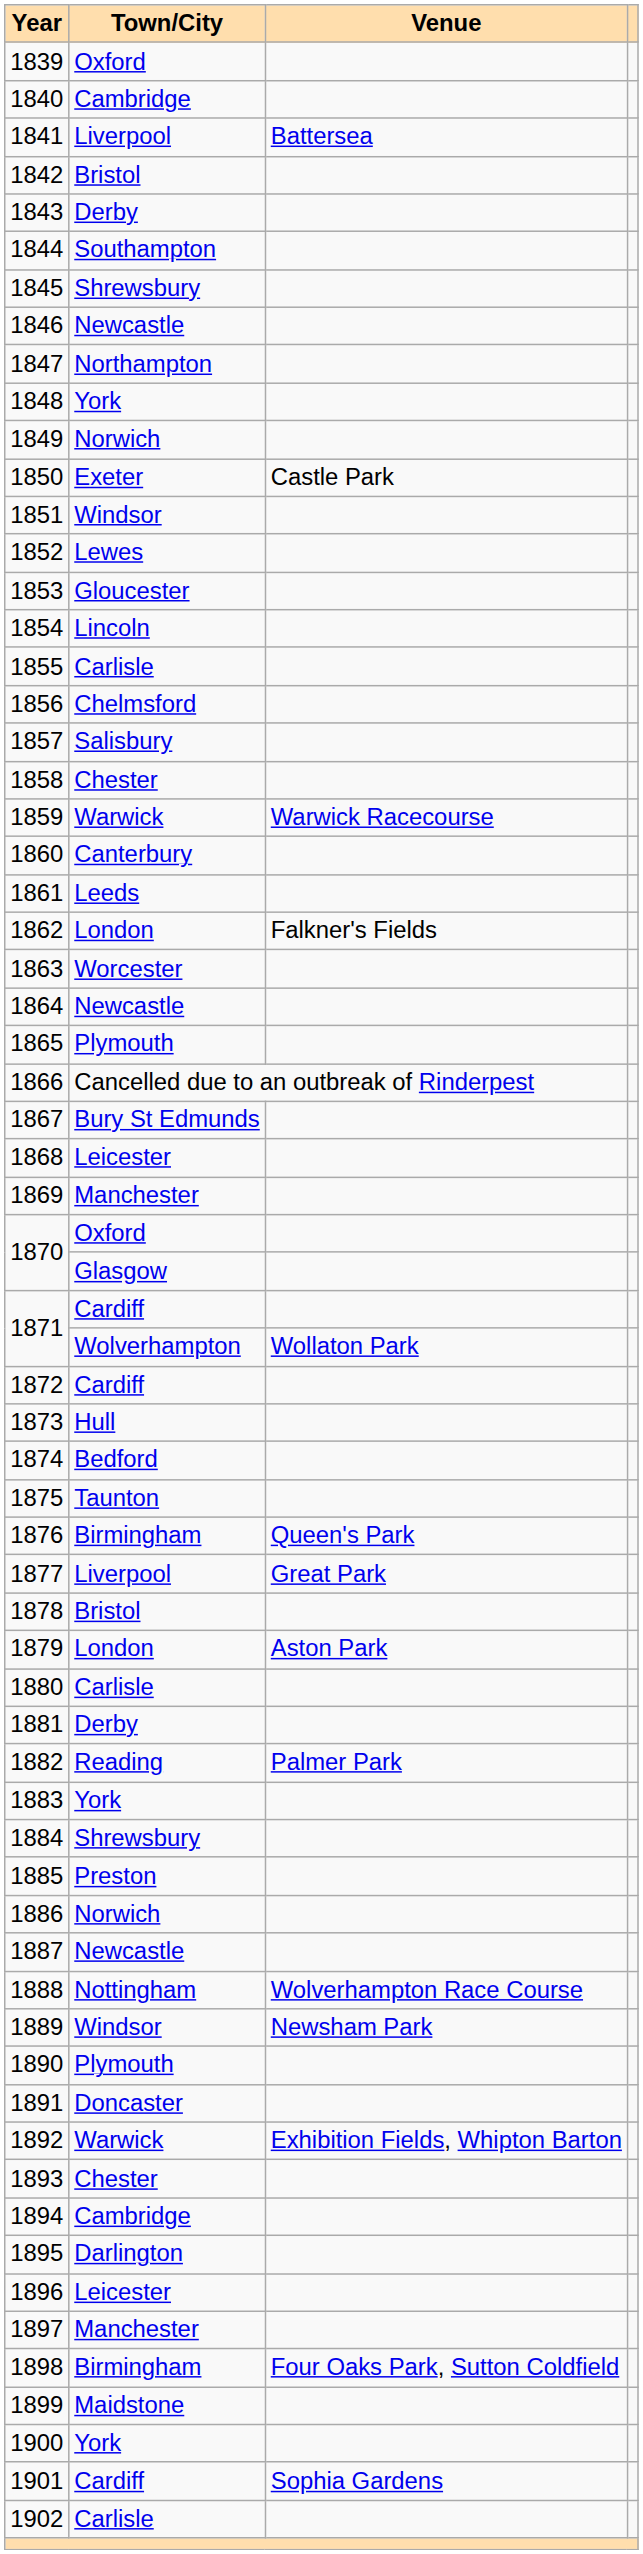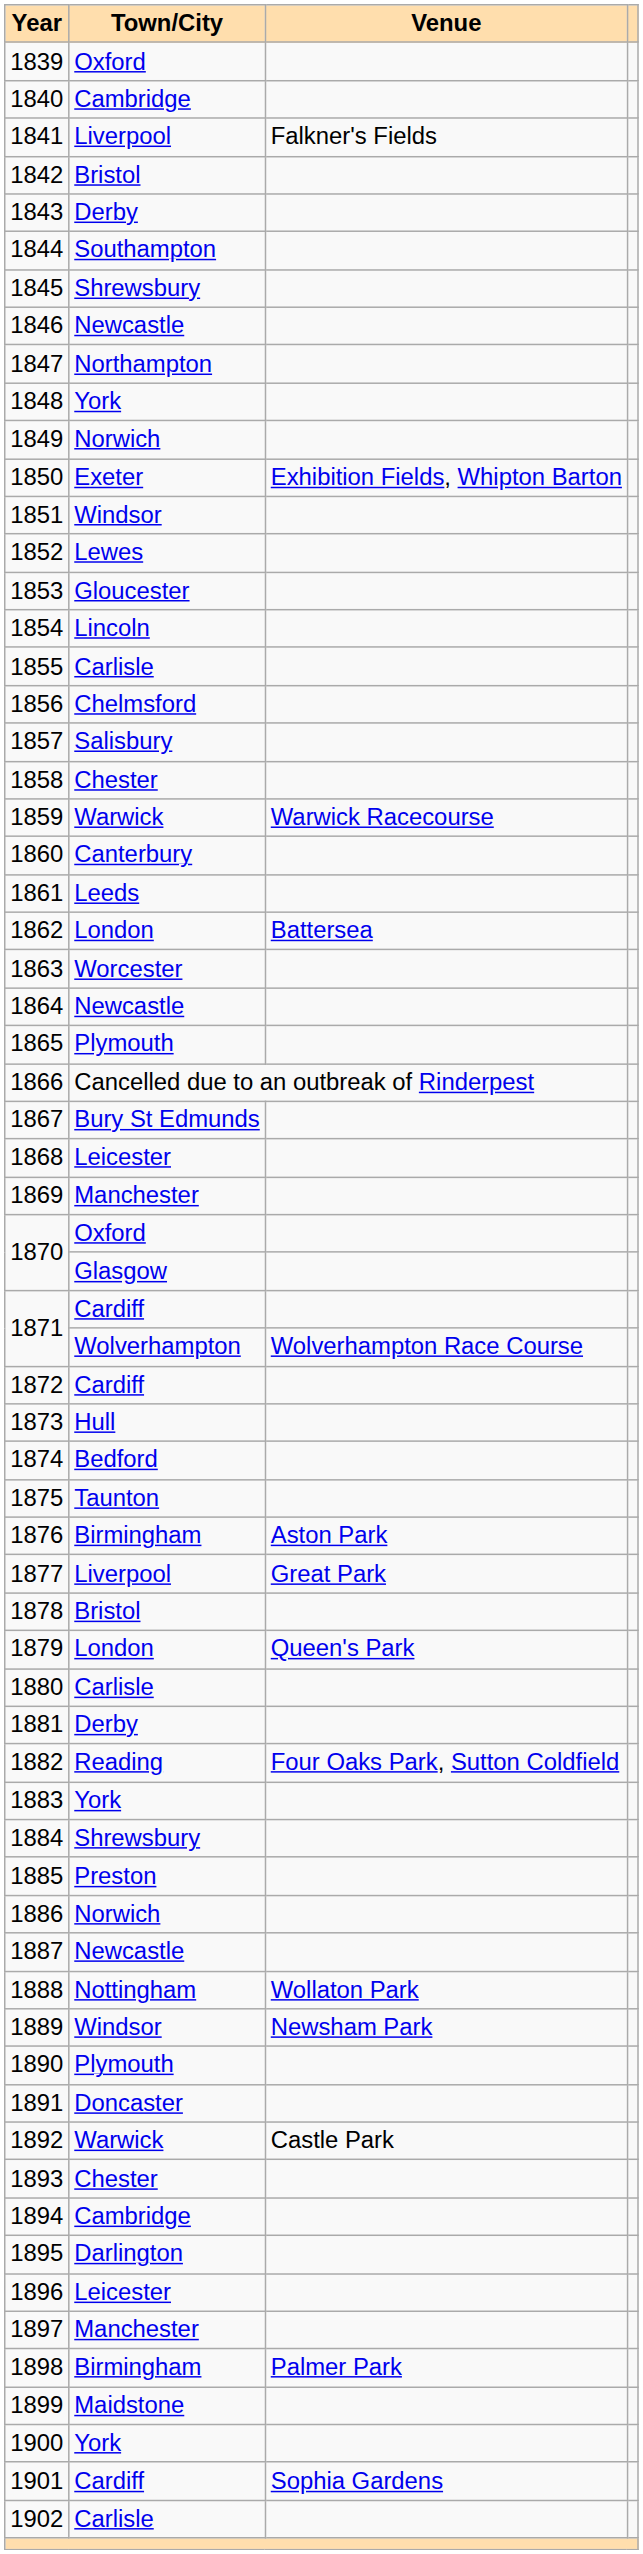(322, 136) Battersea -> (354, 136) Falkner's Fields
(332, 477) Castle Park -> (446, 477) Exhibition Fields, Whipton Barton
(354, 930) Falkner's Fields -> (322, 930) Battersea
(345, 1346) Wollaton Park -> (427, 1346) Wolverhampton Race Course
(343, 1535) Queen's Park -> (329, 1535) Aston Park
(329, 1649) Aston Park -> (343, 1649) Queen's Park
(336, 1762) Palmer Park -> (445, 1762) Four Oaks Park, Sutton Coldfield
(427, 1989) Wolverhampton Race Course -> (345, 1989) Wollaton Park
(446, 2140) Exhibition Fields, Whipton Barton -> (332, 2140) Castle Park
(445, 2367) Four Oaks Park, Sutton Coldfield -> (336, 2367) Palmer Park
